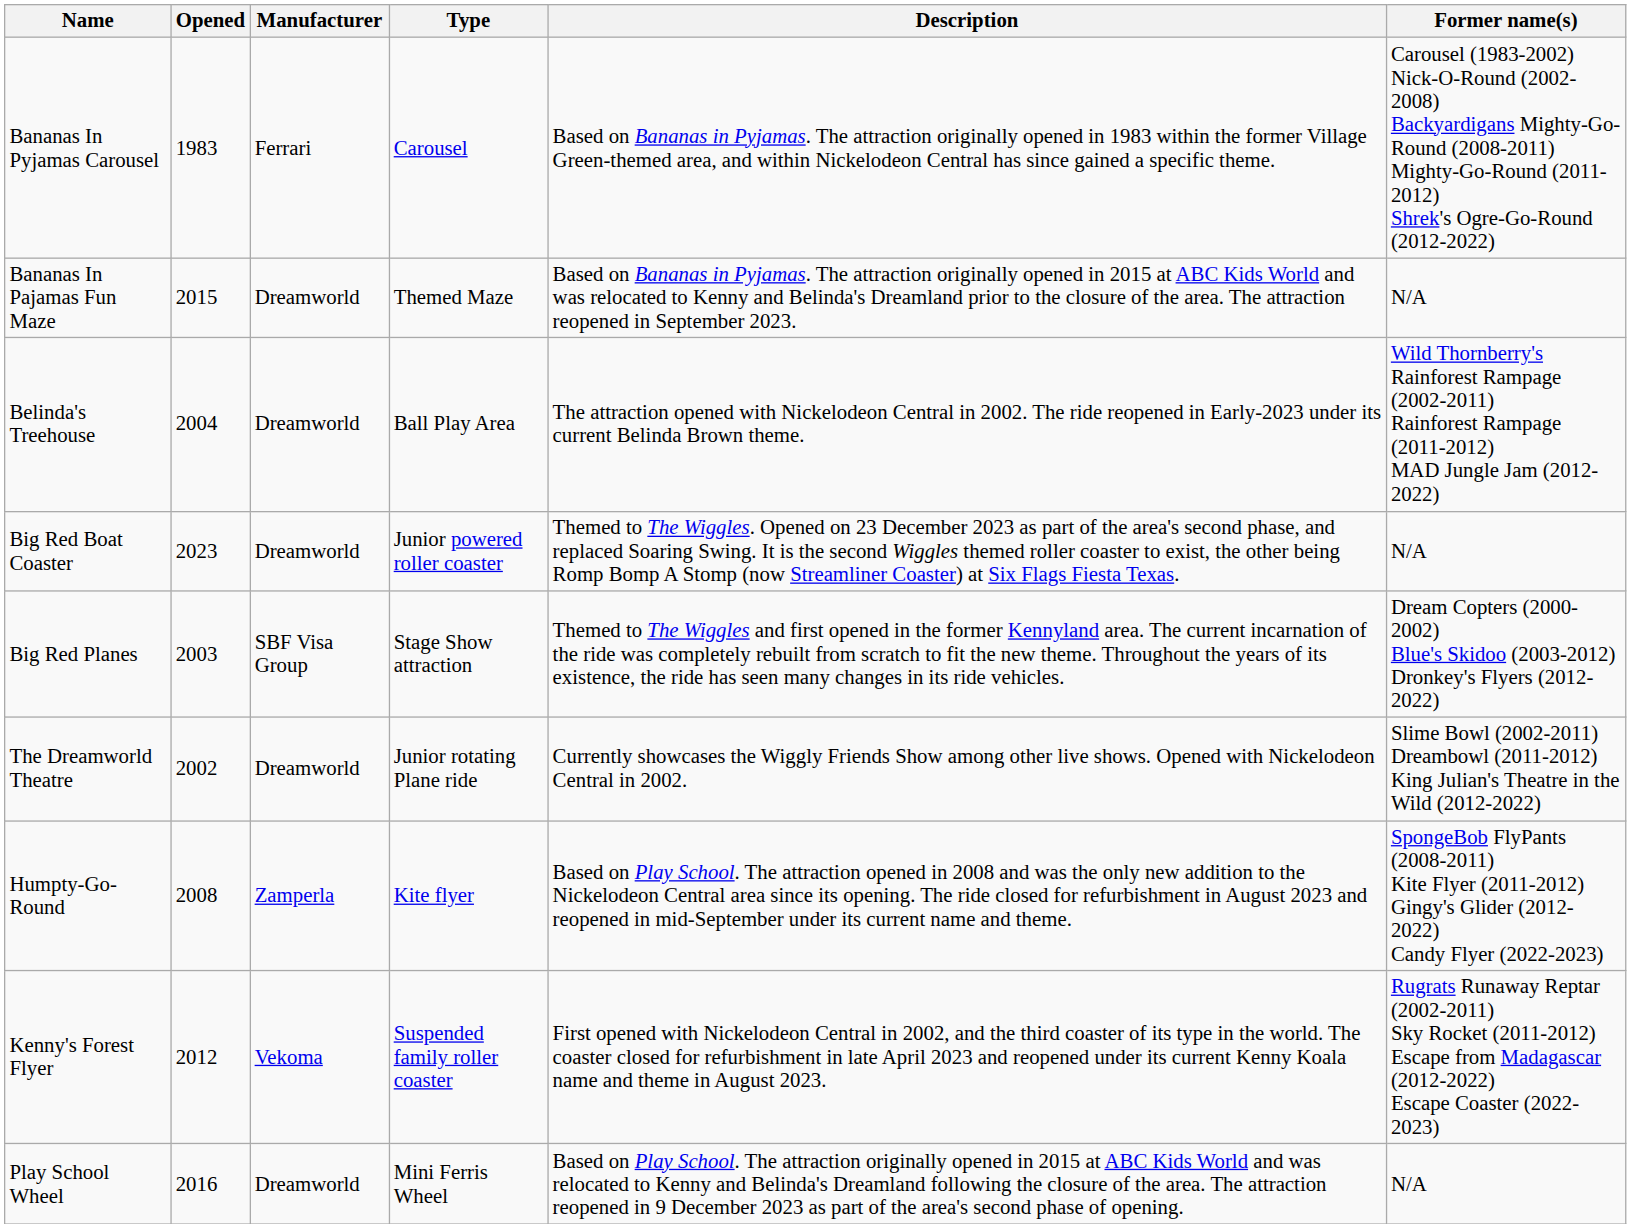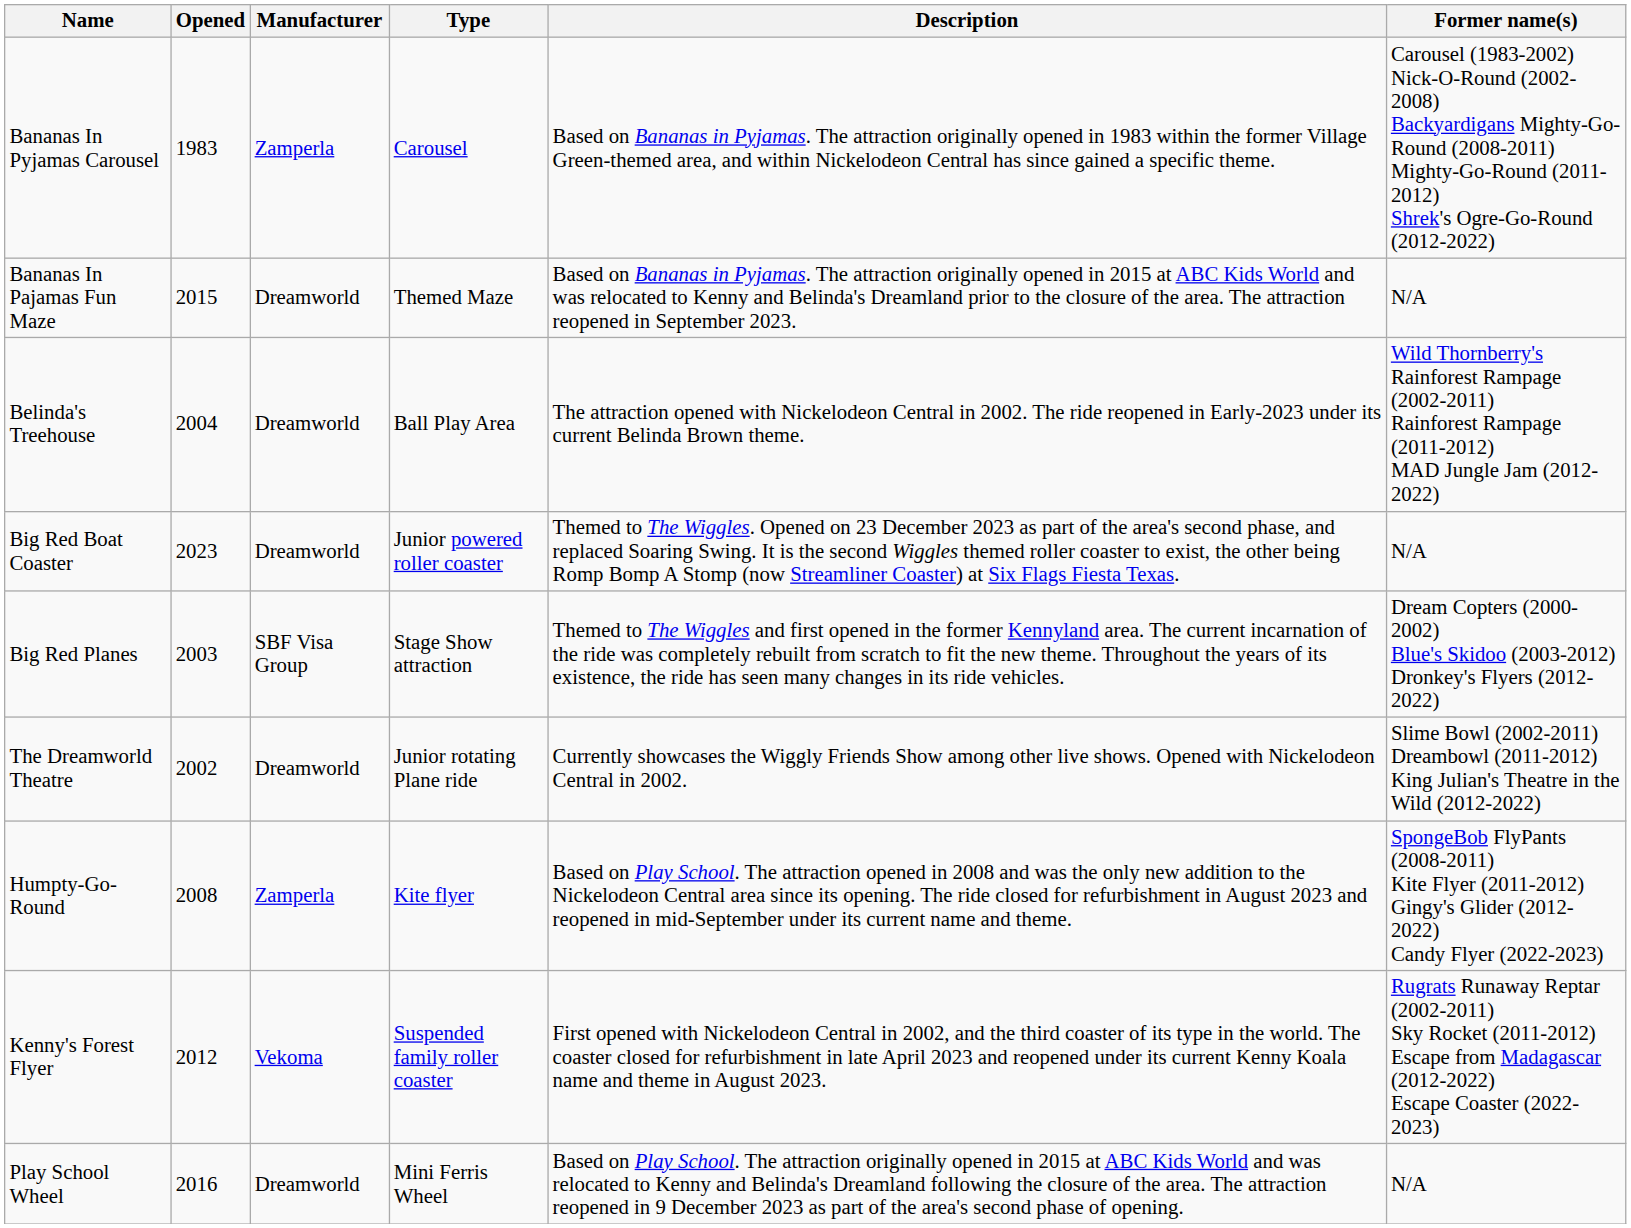(283, 147) Ferrari -> (294, 147) Zamperla
